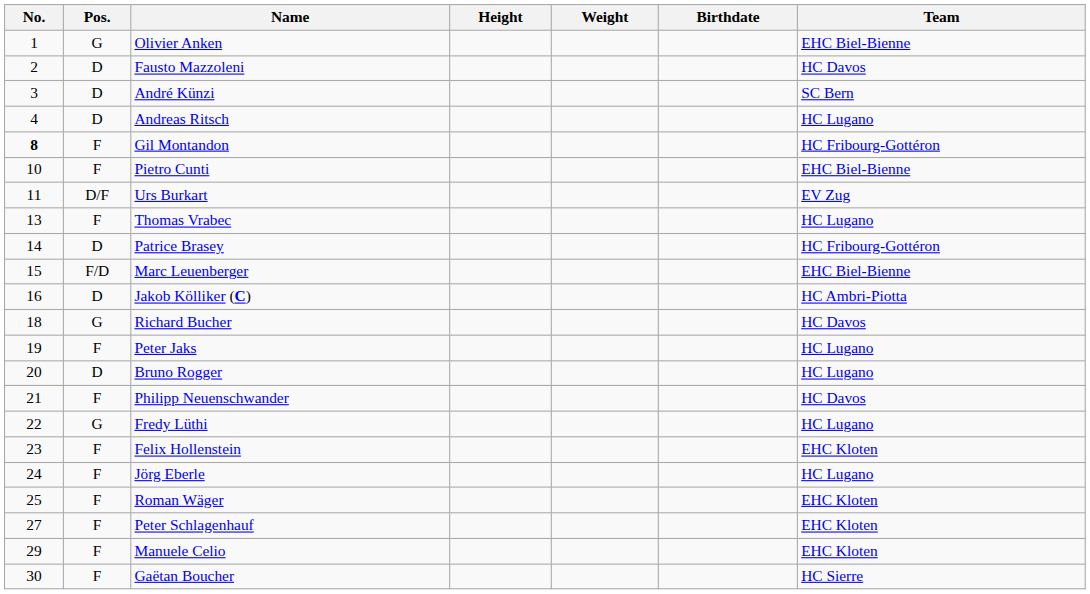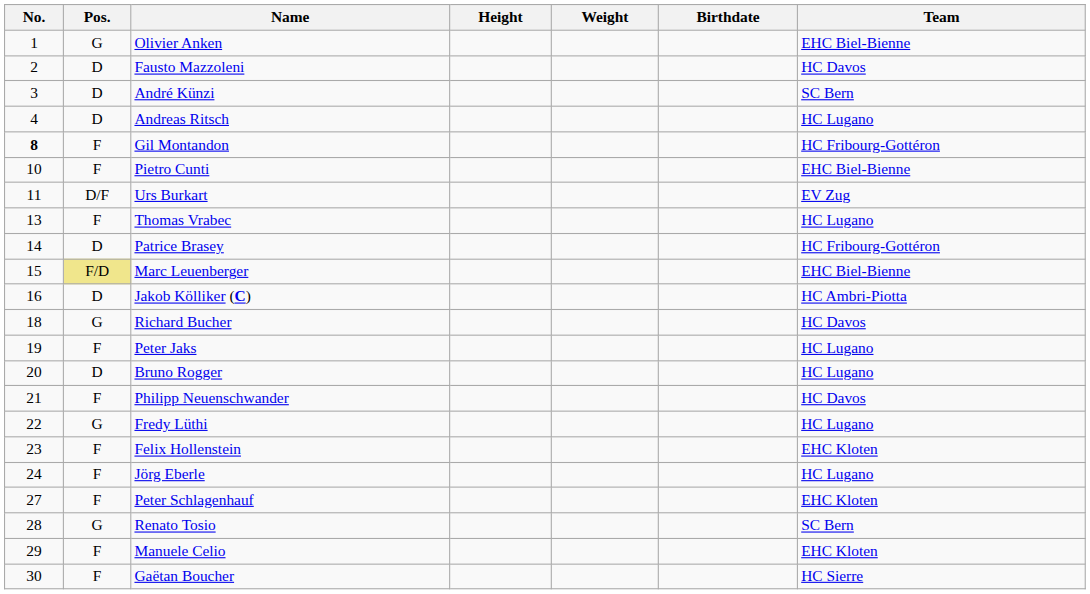(97, 271) no background -> (97, 271) khaki background
- row: (179, 500)
+ row: (175, 525)
